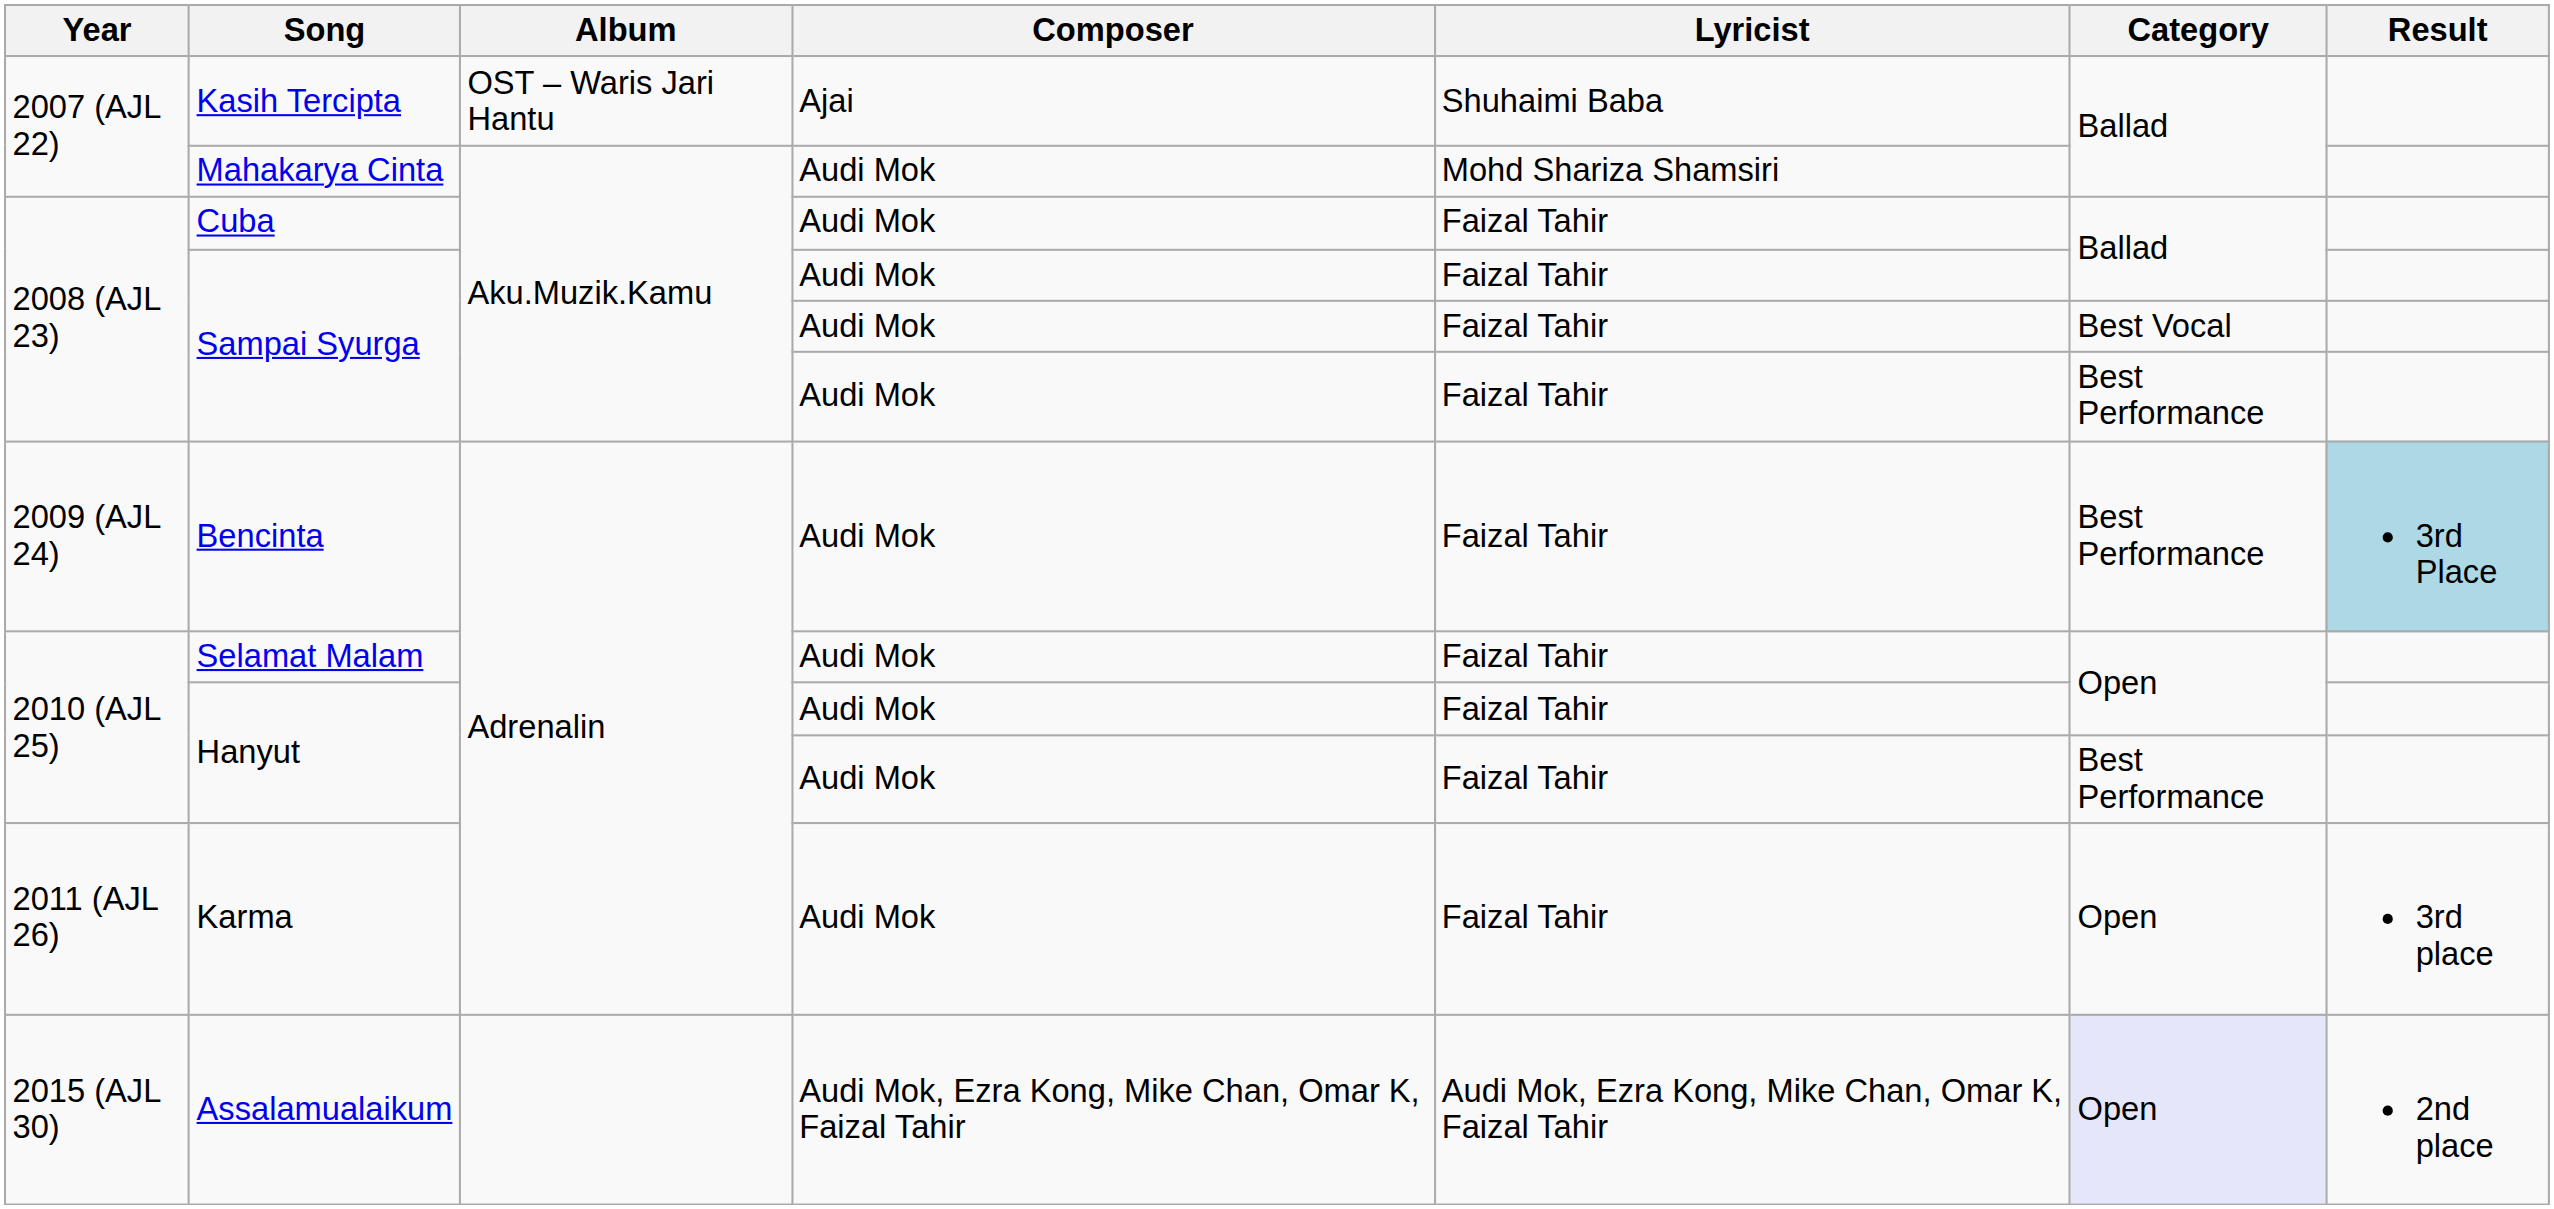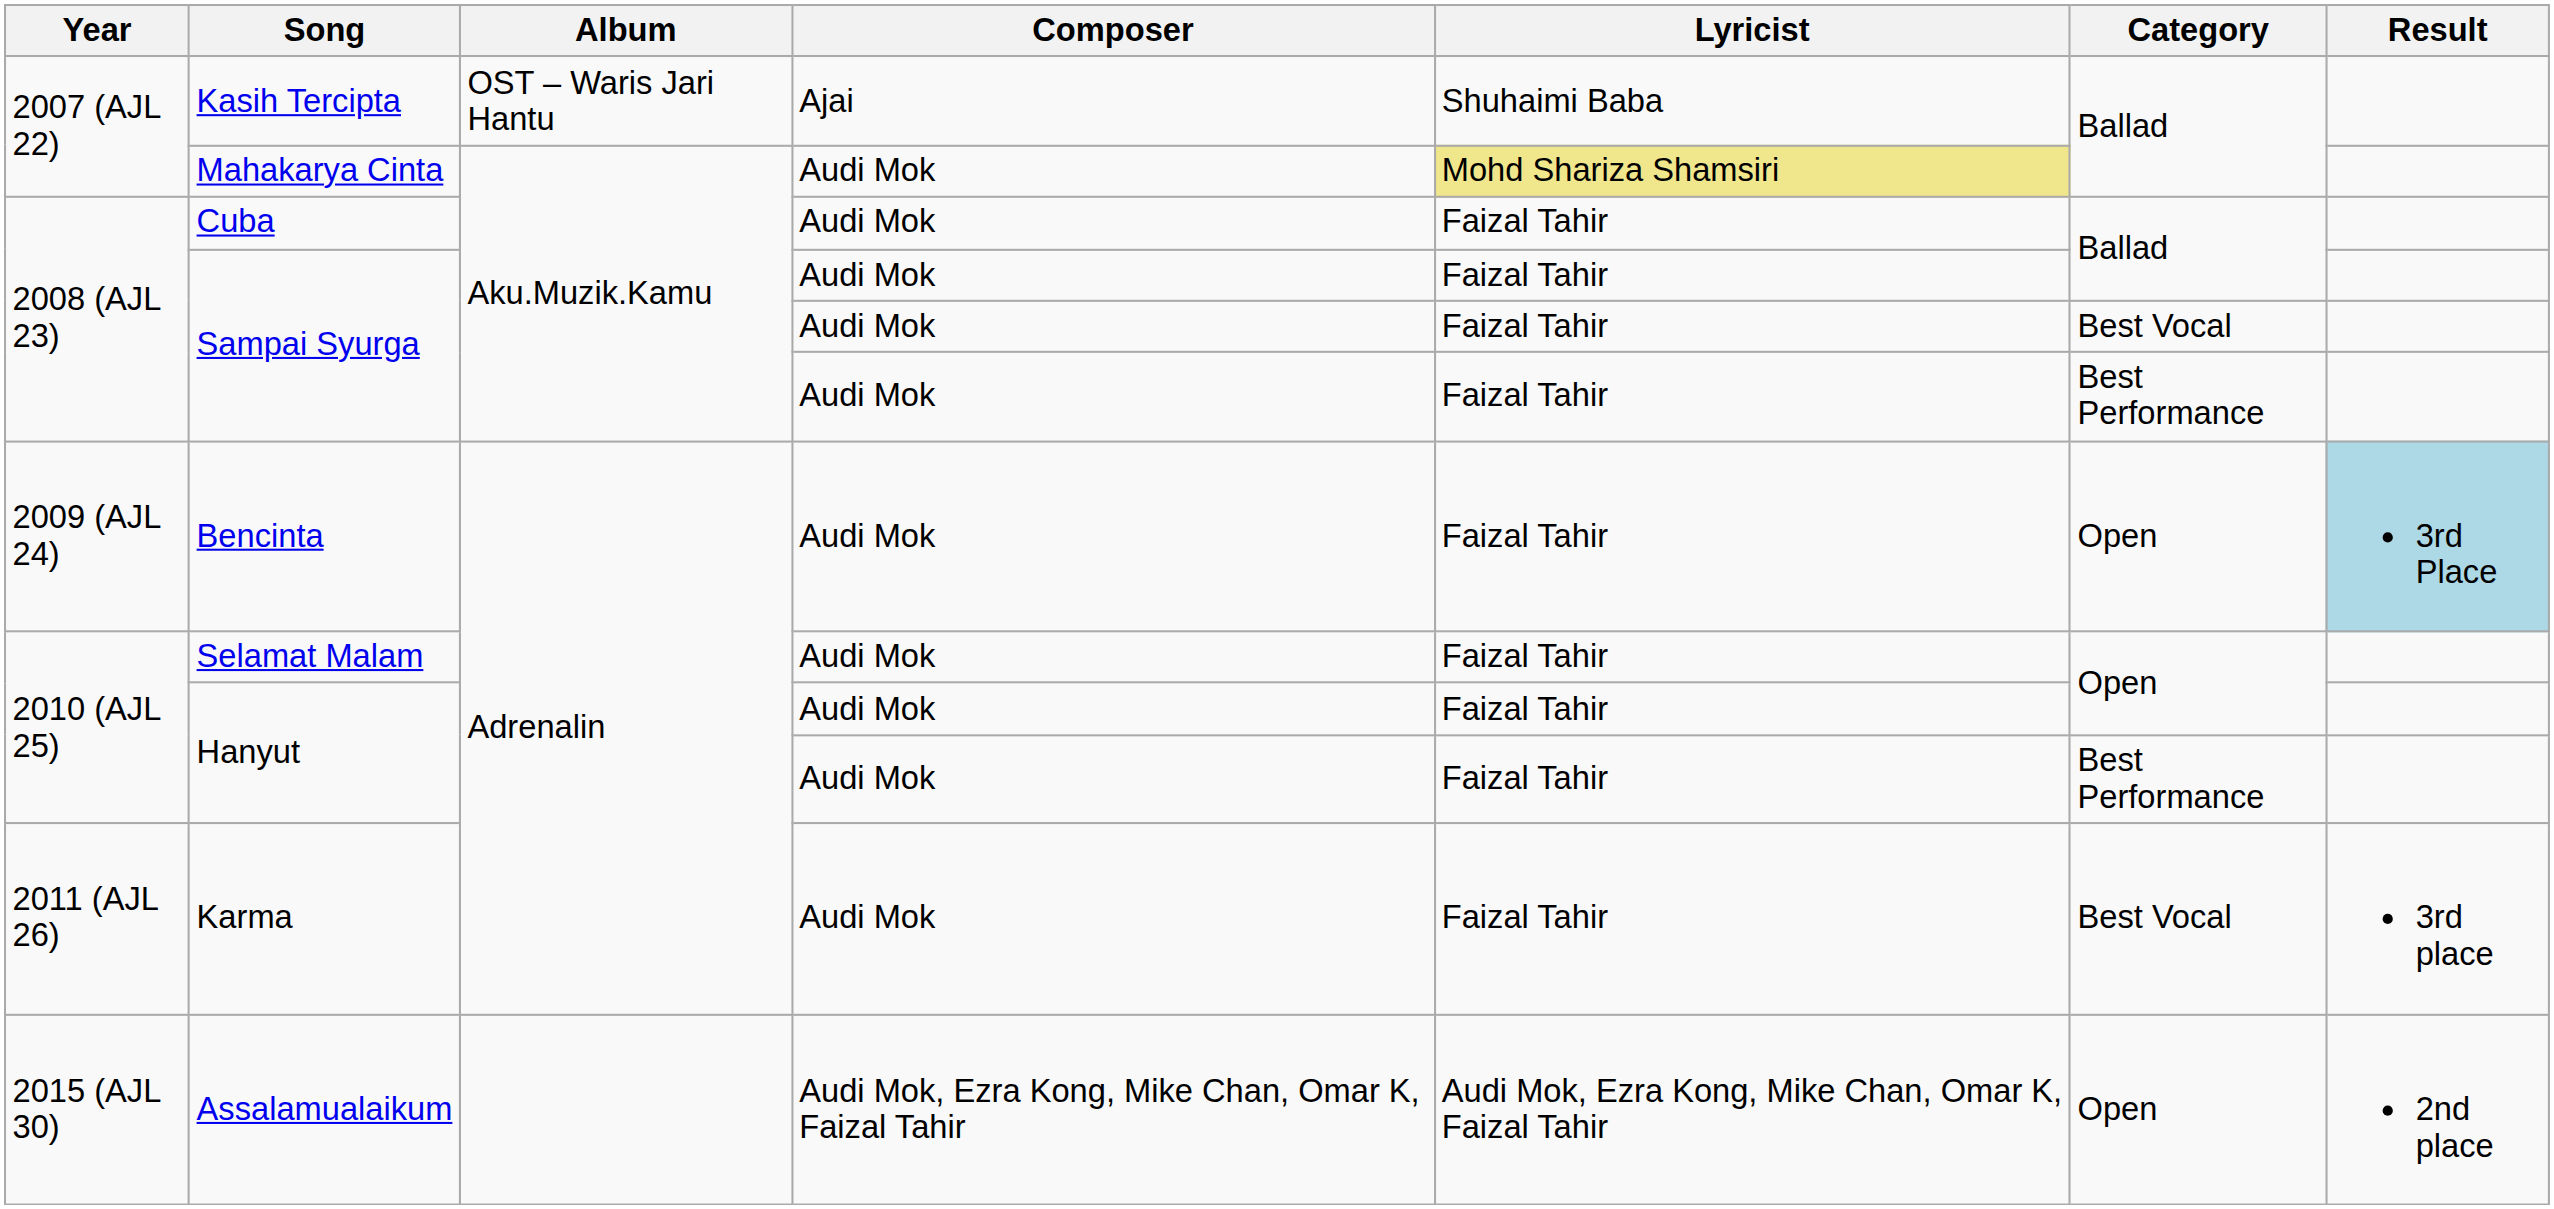(1610, 170) no background -> (1610, 170) khaki background
(2171, 535) Best Performance -> (2117, 535) Open
(2117, 918) Open -> (2155, 918) Best Vocal
(2117, 1108) lavender background -> (2117, 1108) no background
